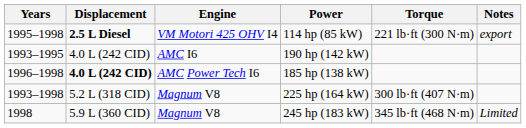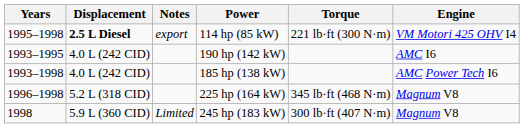columns swapped: (217, 14) <-> (499, 14)
(35, 73) 1996–1998 -> (35, 73) 1993–1998
(110, 73) bold -> (110, 73) normal
(35, 93) 1993–1998 -> (35, 93) 1996–1998
(424, 93) 300 lb·ft (407 N·m) -> (341, 93) 345 lb·ft (468 N·m)
(424, 113) 345 lb·ft (468 N·m) -> (341, 113) 300 lb·ft (407 N·m)
